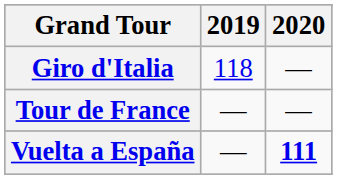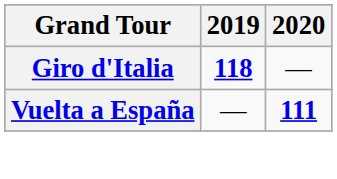(233, 67) normal -> (233, 67) bold
- row: (103, 109)
